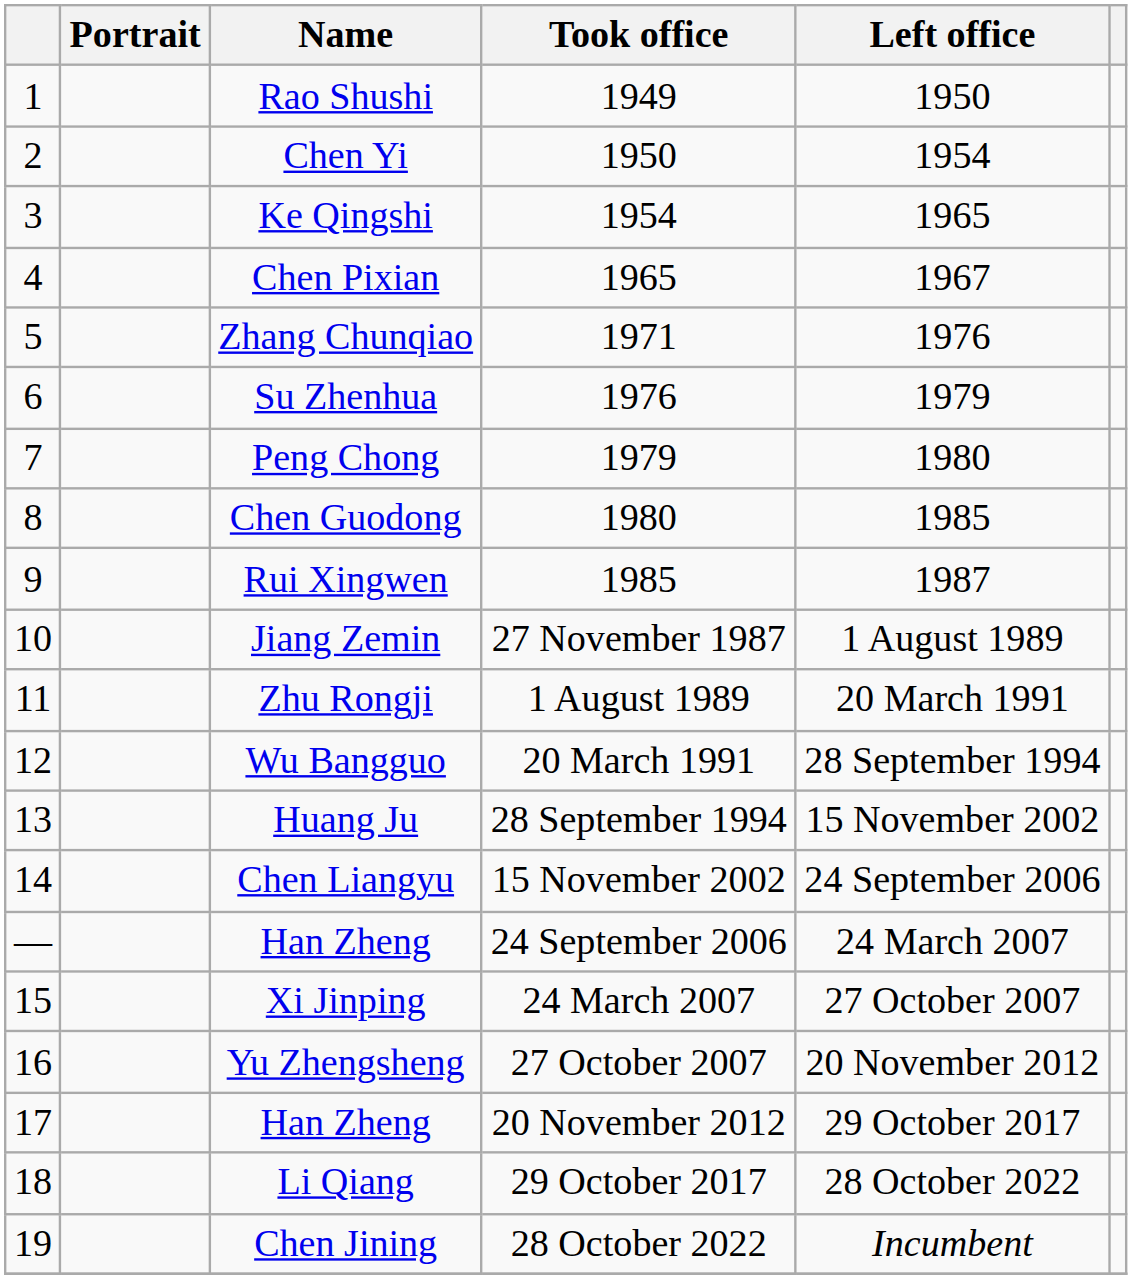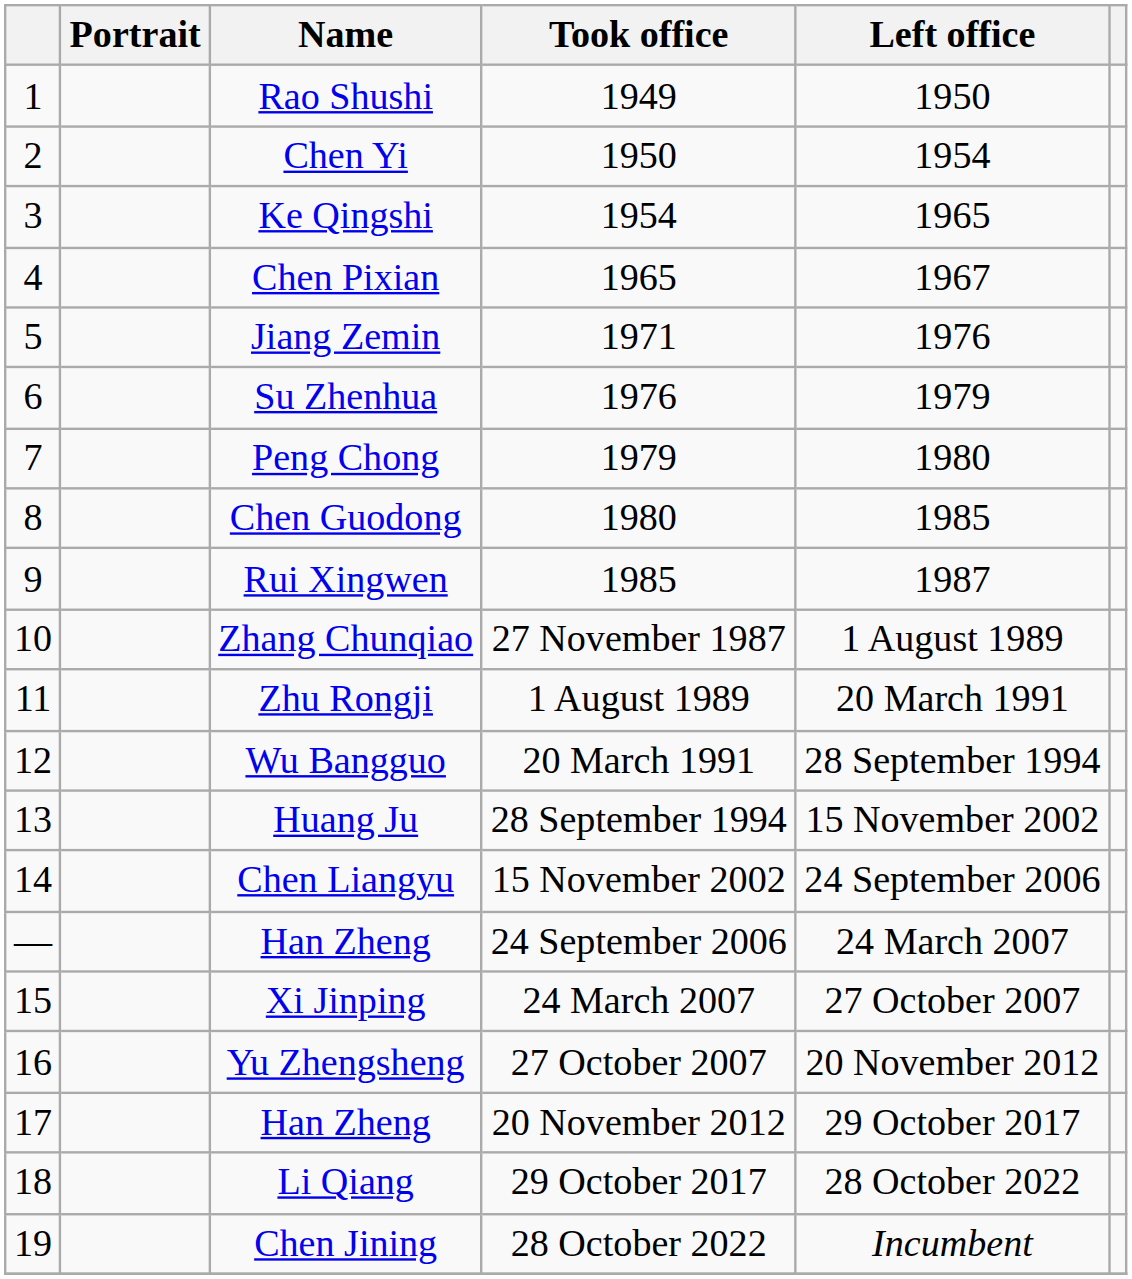(346, 336) Zhang Chunqiao -> (346, 336) Jiang Zemin
(346, 638) Jiang Zemin -> (346, 638) Zhang Chunqiao
